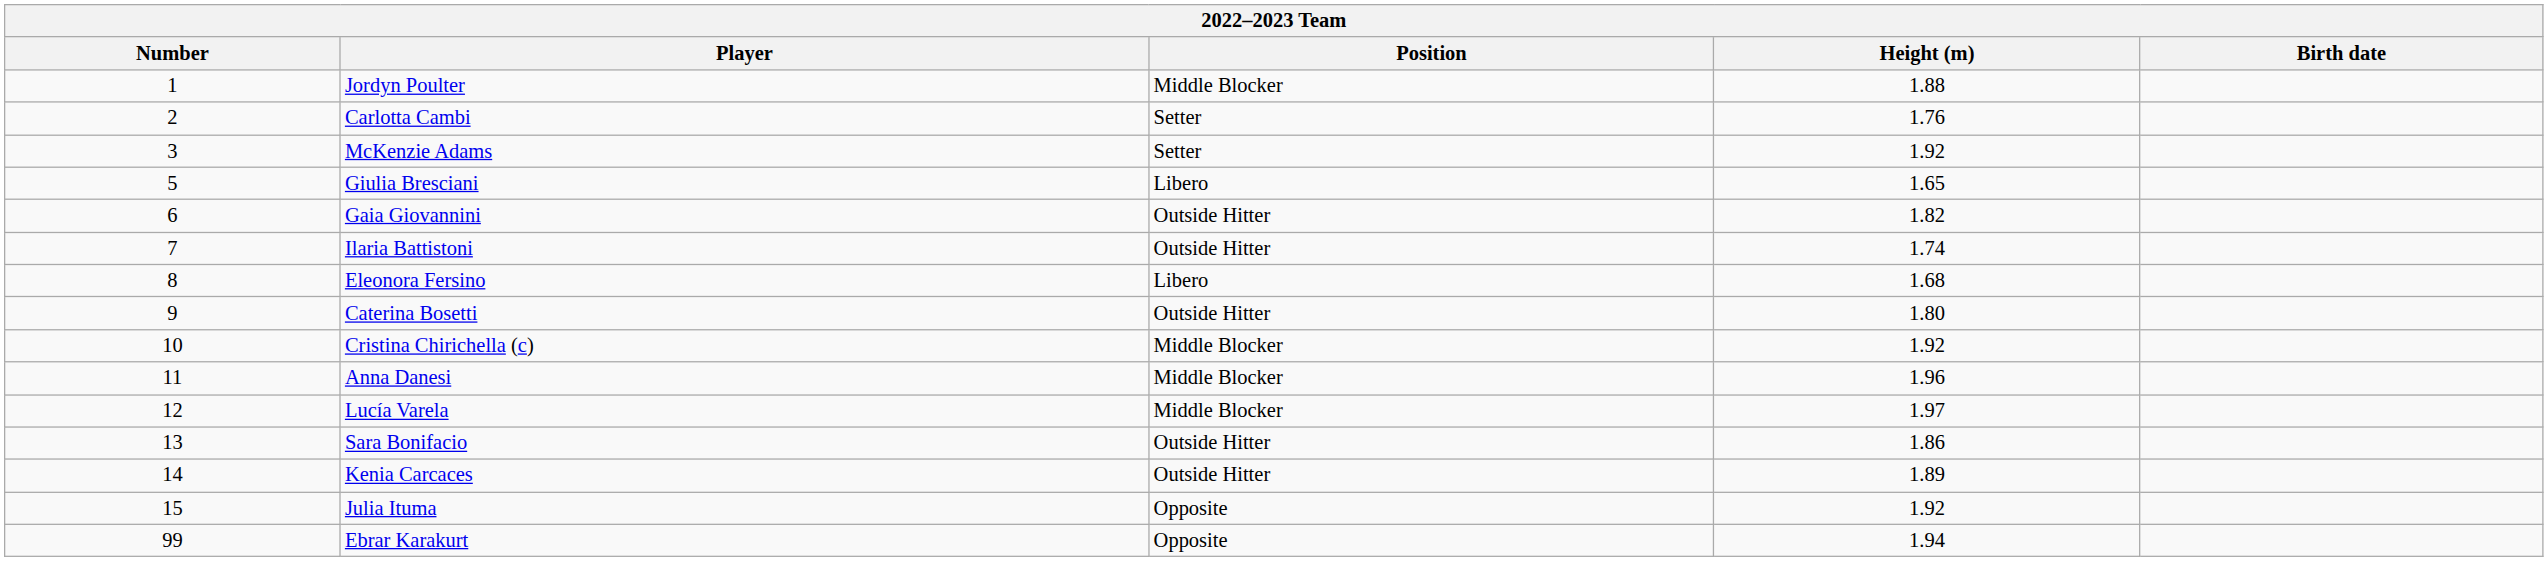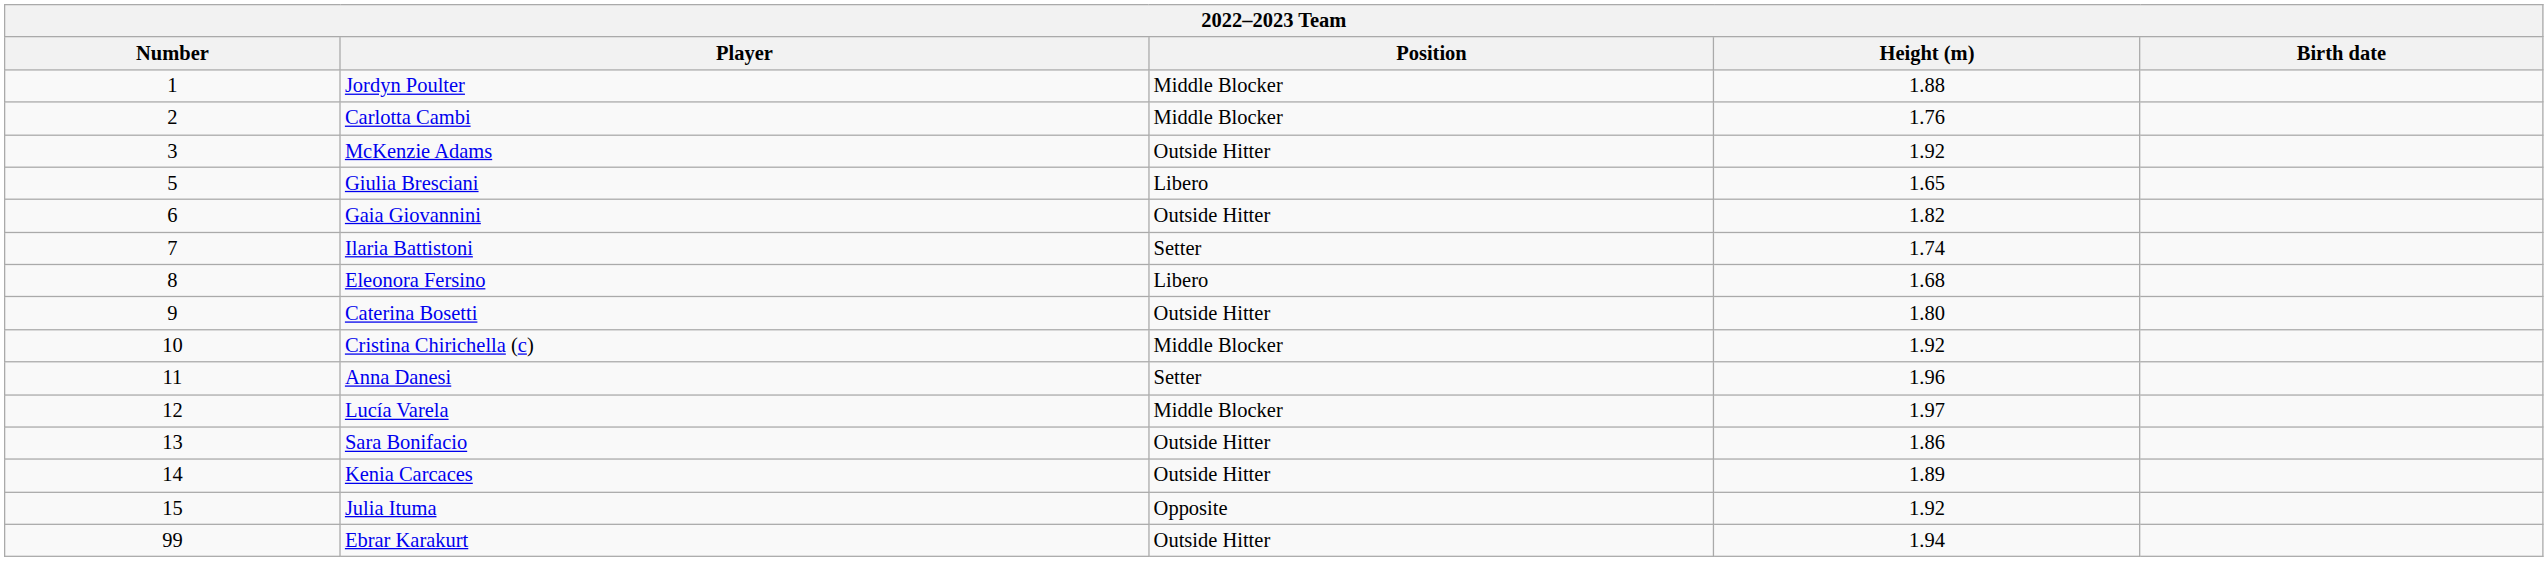(1177, 118) Setter -> (1218, 118) Middle Blocker
(1177, 150) Setter -> (1212, 150) Outside Hitter
(1212, 248) Outside Hitter -> (1177, 248) Setter
(1218, 378) Middle Blocker -> (1177, 378) Setter
(1191, 540) Opposite -> (1212, 540) Outside Hitter
